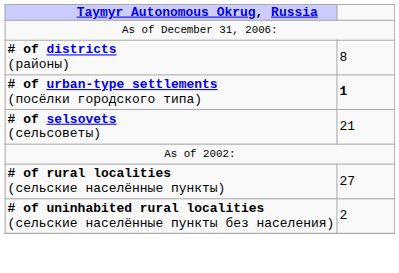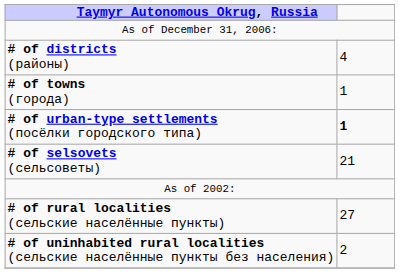(343, 58) 8 -> (343, 58) 4
+ row: (47, 92)
